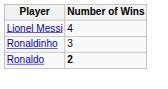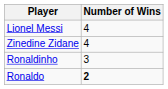+ row: (43, 44)
